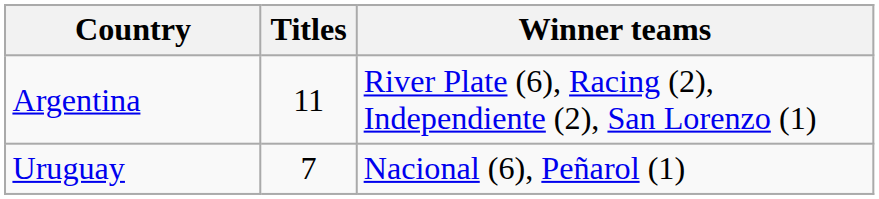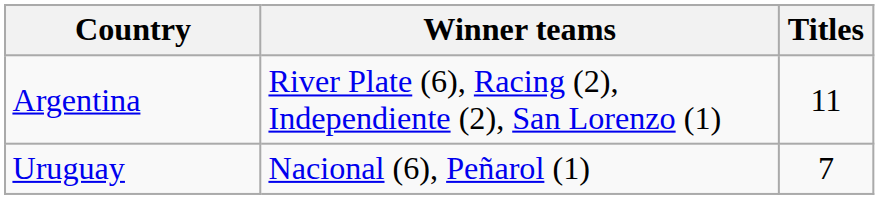columns swapped: (309, 30) <-> (615, 30)
